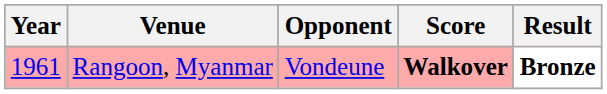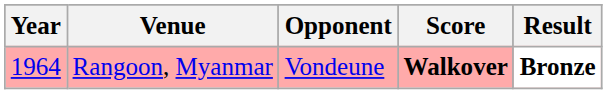(36, 66) 1961 -> (36, 66) 1964
